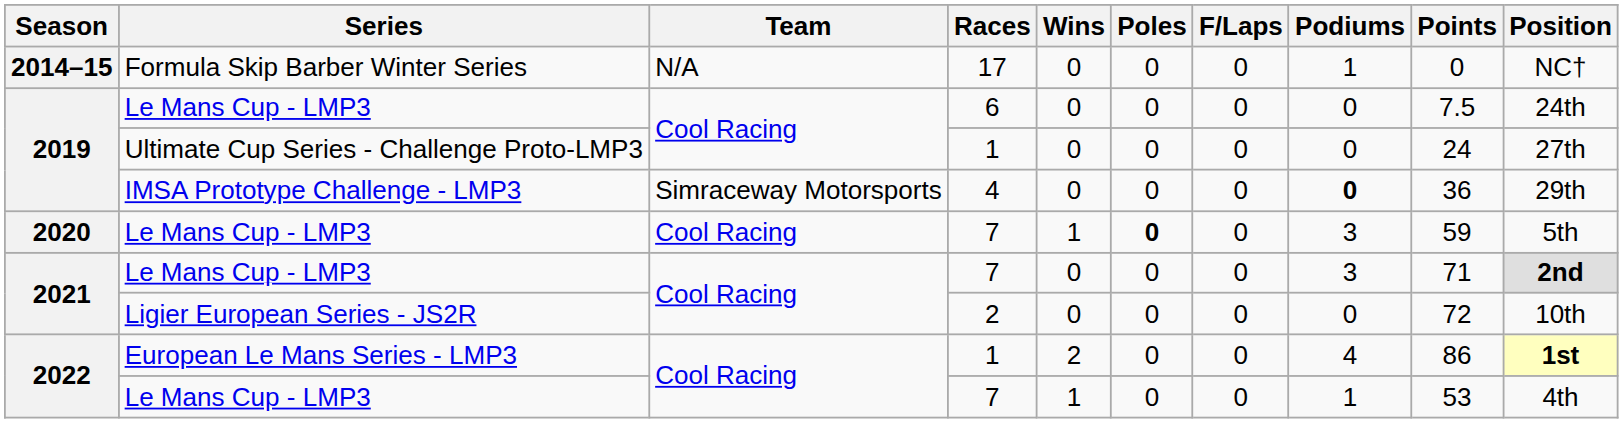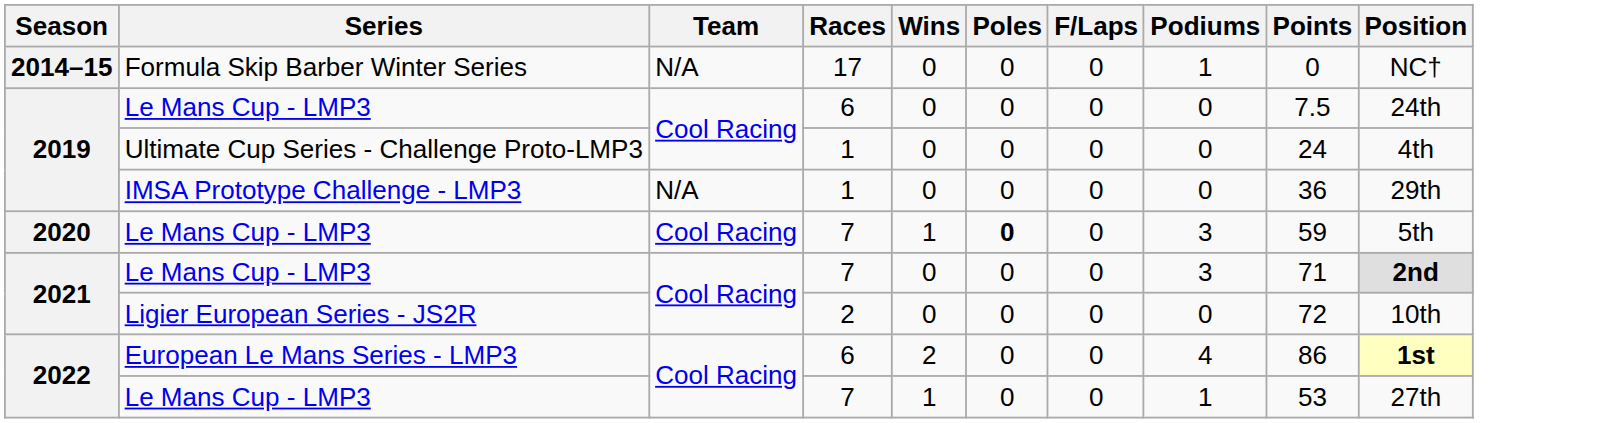(1561, 149) 27th -> (1416, 149) 4th
(798, 191) Simraceway Motorsports -> (677, 191) N/A
(992, 191) 4 -> (848, 191) 1
(1350, 191) bold -> (1205, 191) normal
(992, 355) 1 -> (848, 355) 6
(1561, 396) 4th -> (1416, 396) 27th
